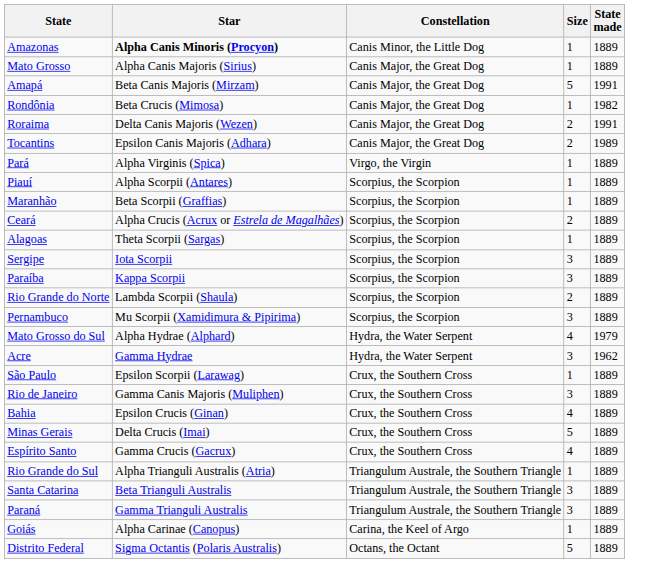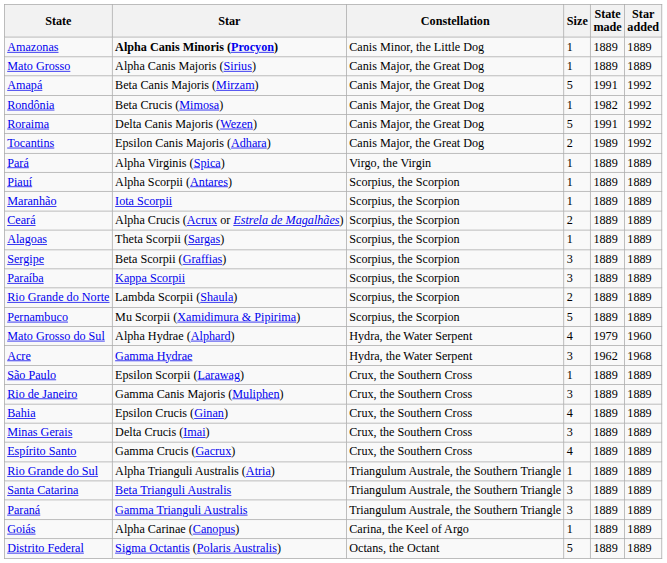+ column: (643, 20)
(570, 124) 2 -> (570, 124) 5
(171, 201) Beta Scorpii (Graffias) -> (144, 201) Iota Scorpii
(144, 259) Iota Scorpii -> (171, 259) Beta Scorpii (Graffias)
(570, 317) 3 -> (570, 317) 5
(570, 432) 5 -> (570, 432) 3
